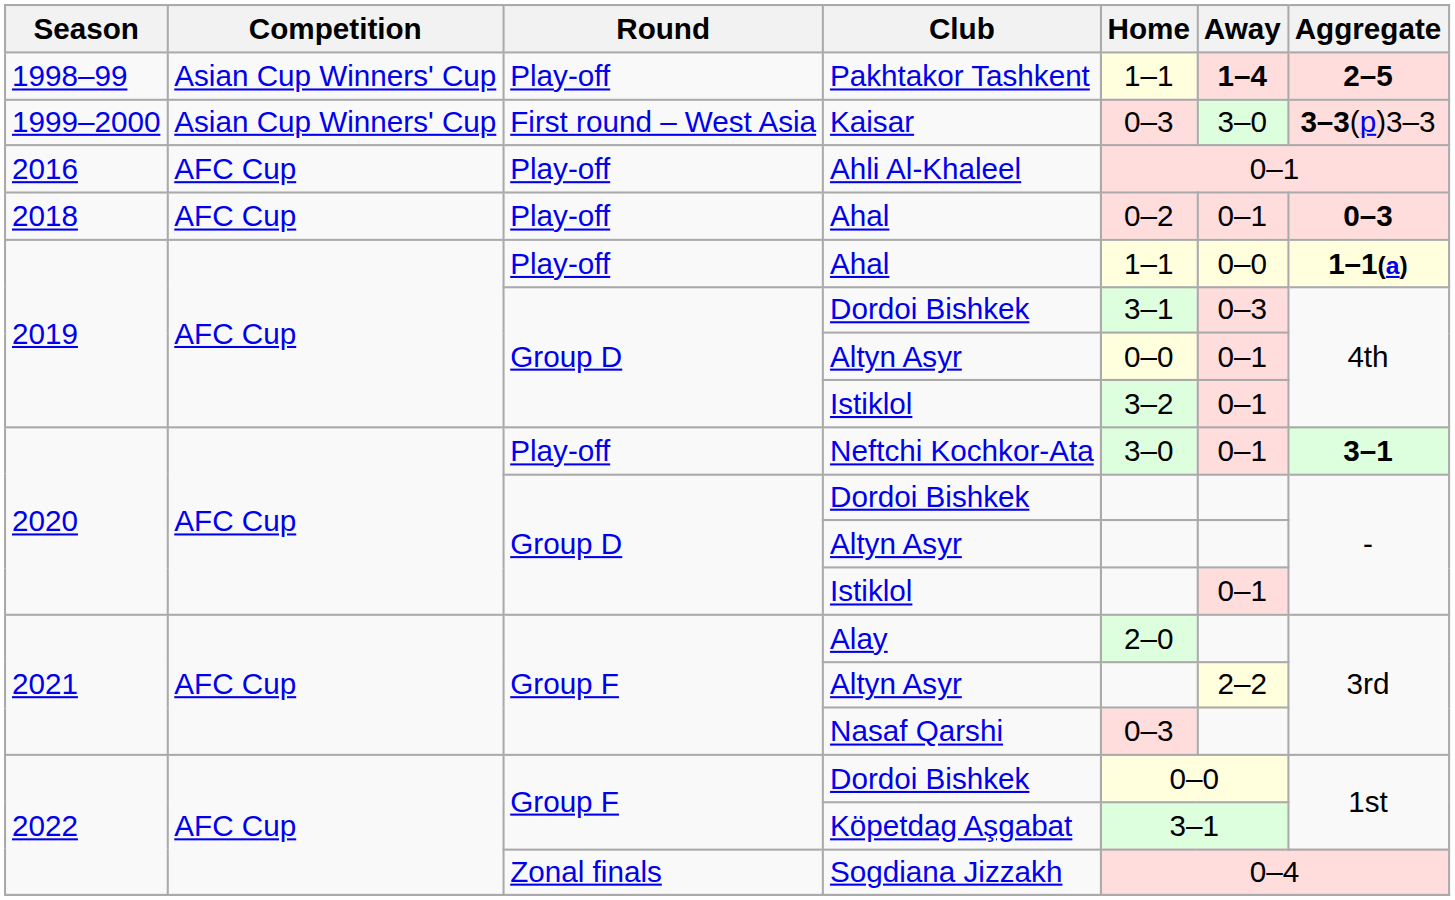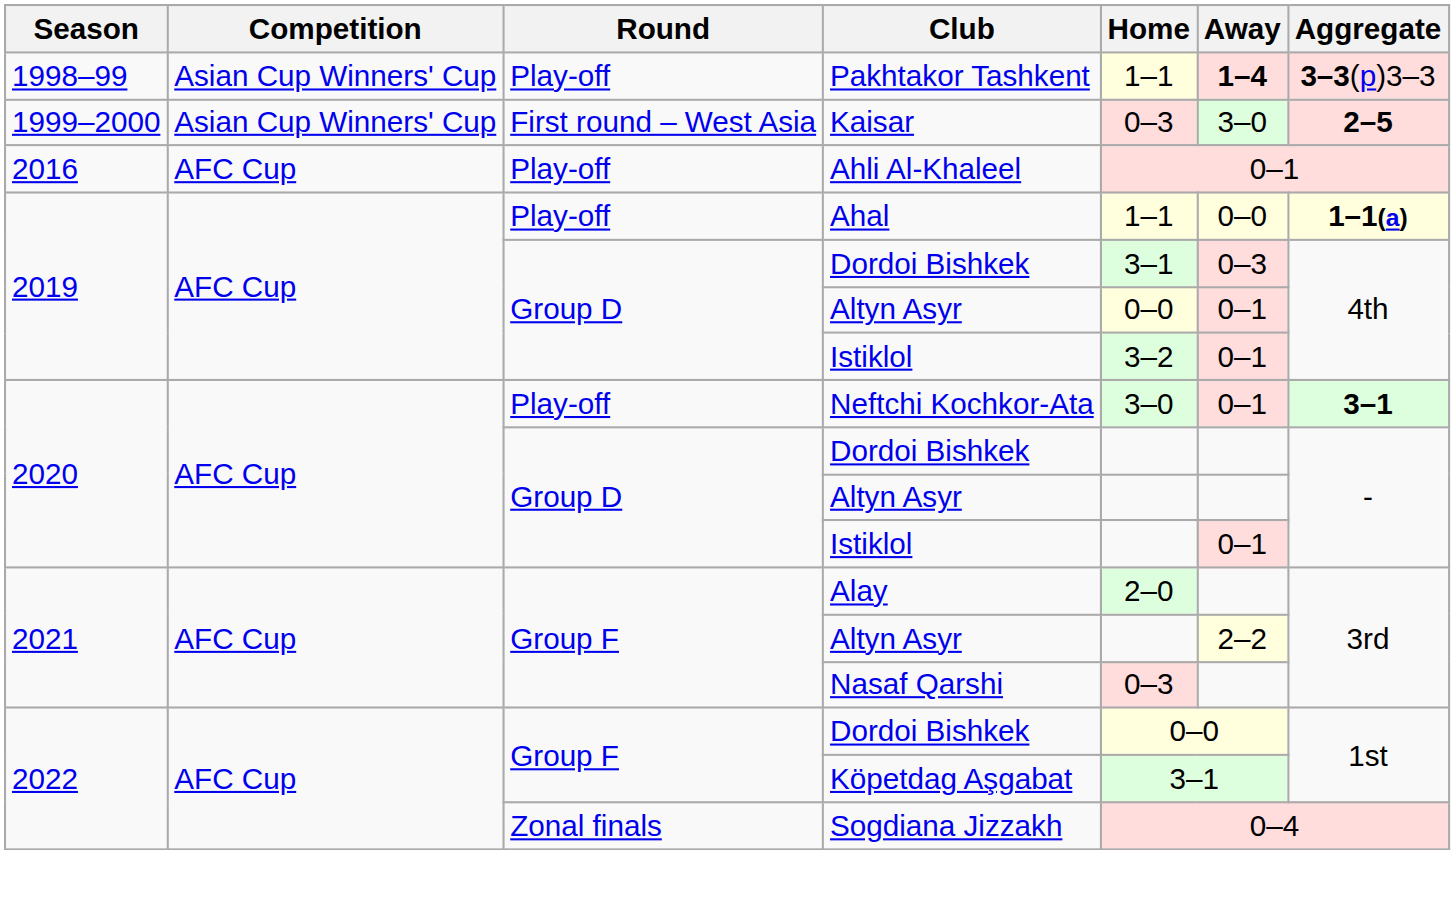(1368, 76) 2–5 -> (1368, 76) 3–3(p)3–3
(1368, 123) 3–3(p)3–3 -> (1368, 123) 2–5
- row: (45, 216)
